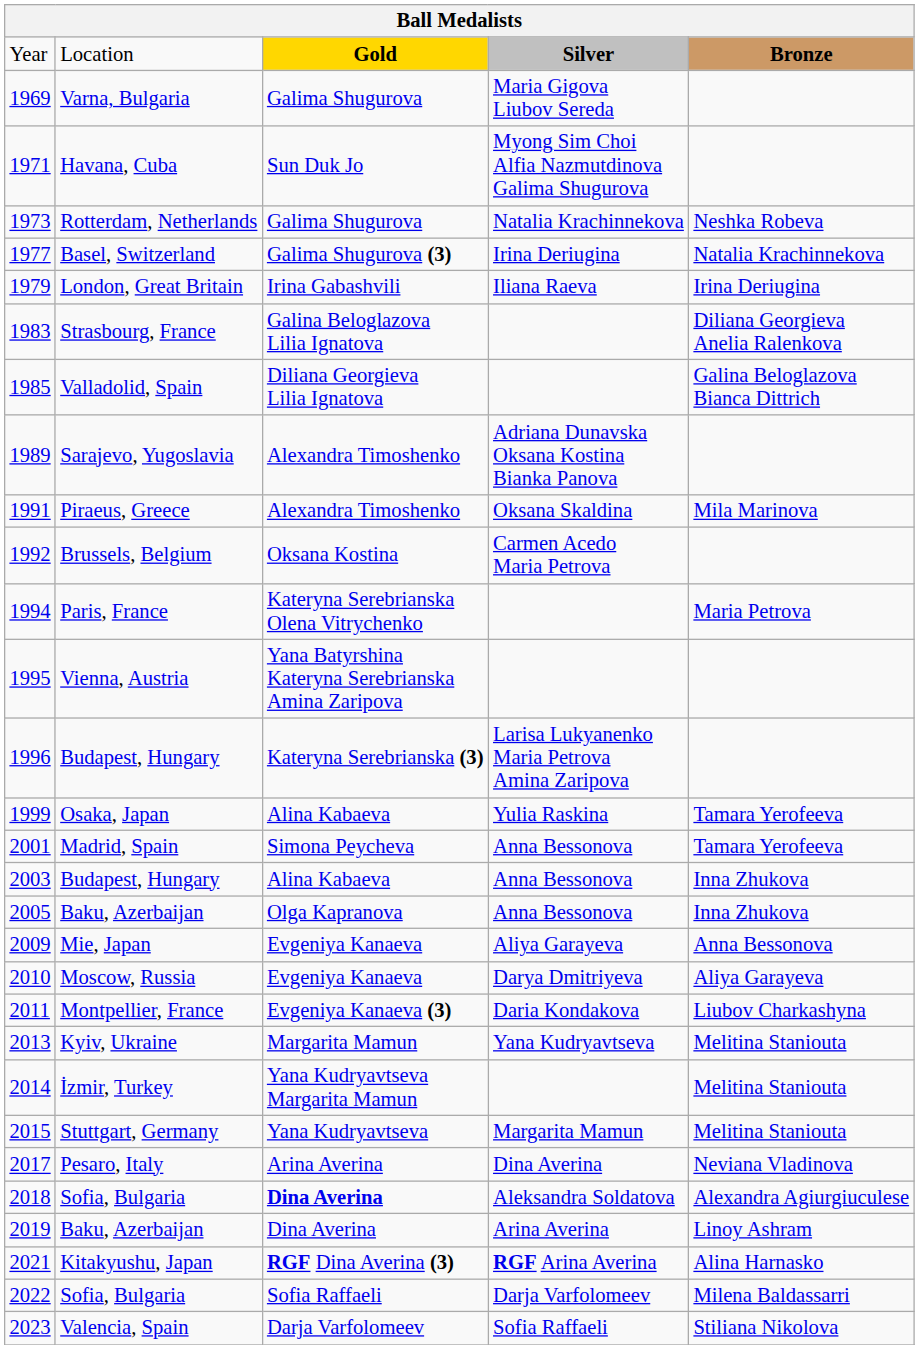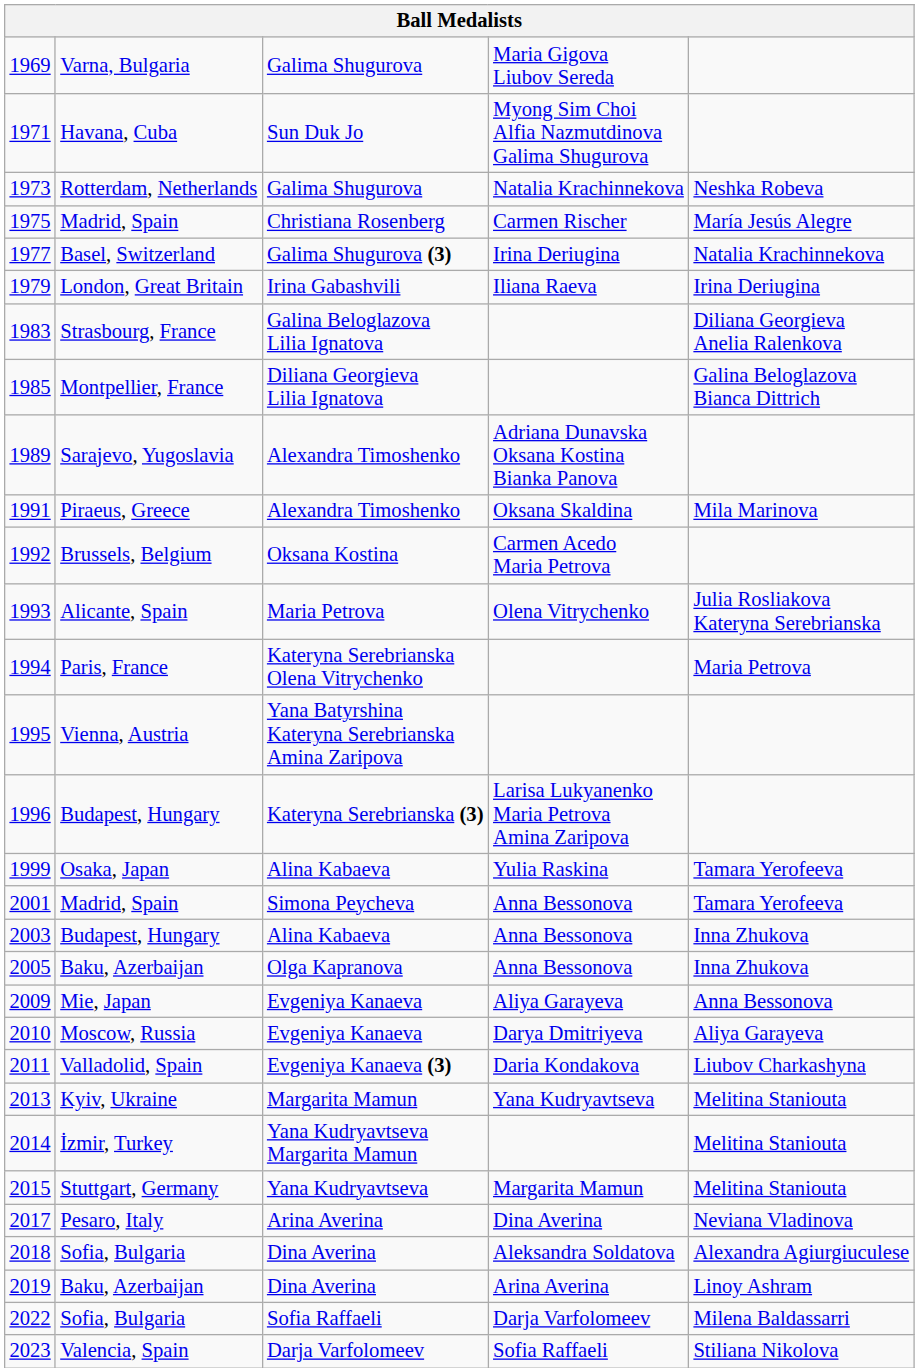- row: (28, 53)
+ row: (30, 221)
(131, 387) Valladolid, Spain -> (142, 387) Montpellier, France
+ row: (30, 611)
(142, 1010) Montpellier, France -> (131, 1066) Valladolid, Spain
(325, 1197) bold -> (321, 1252) normal
- row: (30, 1262)
